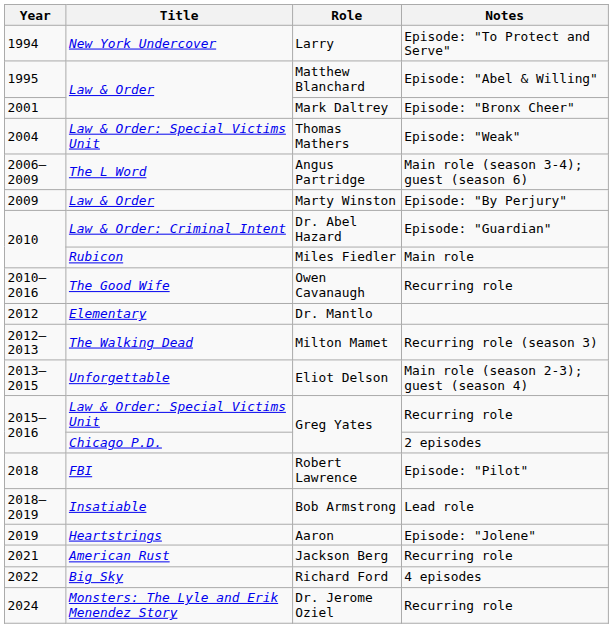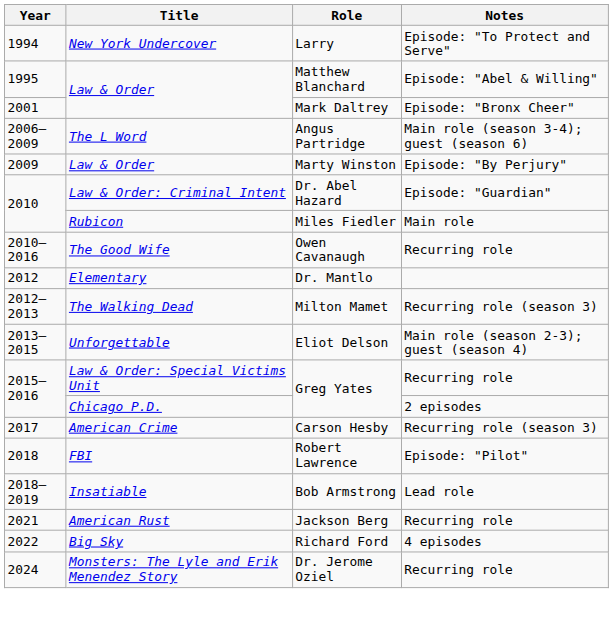- row: (177, 136)
+ row: (123, 427)
- row: (115, 535)
